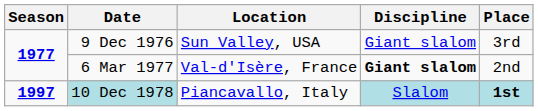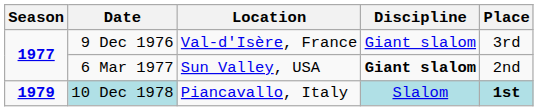(250, 42) Sun Valley, USA -> (269, 42) Val-d'Isère, France
(269, 68) Val-d'Isère, France -> (250, 68) Sun Valley, USA
(36, 93) 1997 -> (36, 93) 1979
